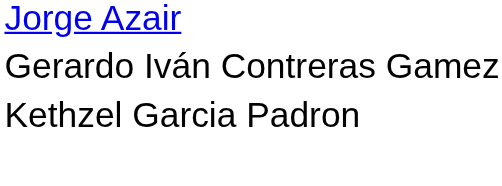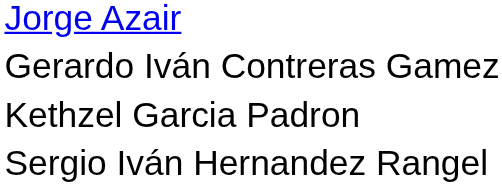+ row: (246, 163)
